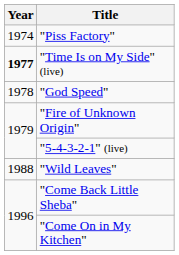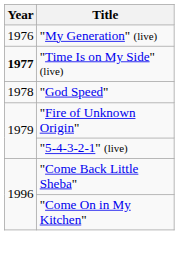- row: (77, 35)
+ row: (98, 35)
- row: (78, 169)
